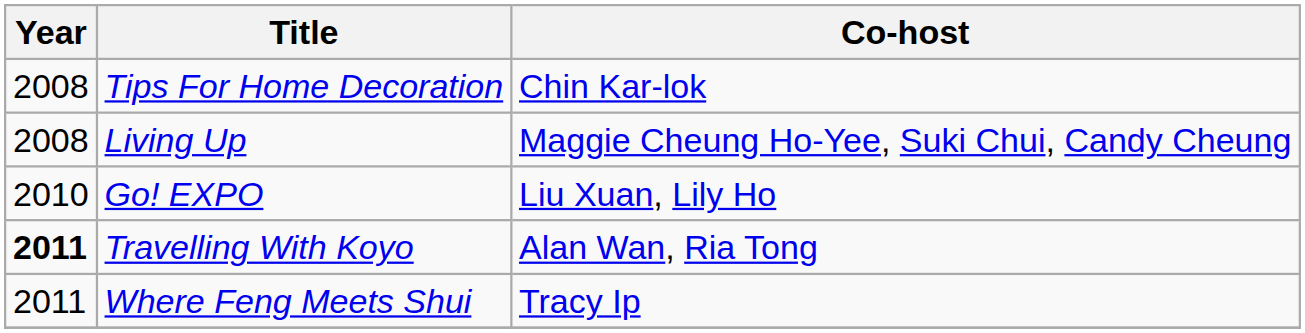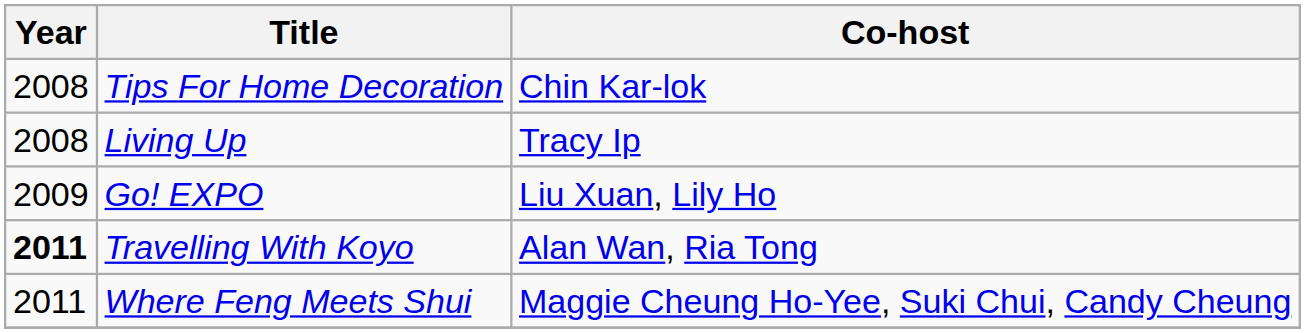(905, 140) Maggie Cheung Ho-Yee, Suki Chui, Candy Cheung -> (580, 140) Tracy Ip
(51, 194) 2010 -> (51, 194) 2009
(580, 302) Tracy Ip -> (905, 302) Maggie Cheung Ho-Yee, Suki Chui, Candy Cheung
